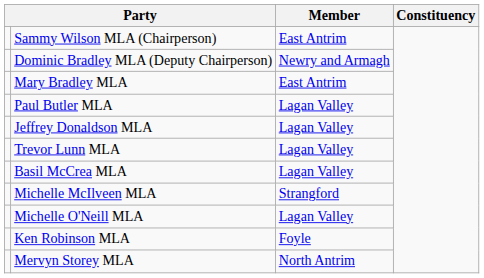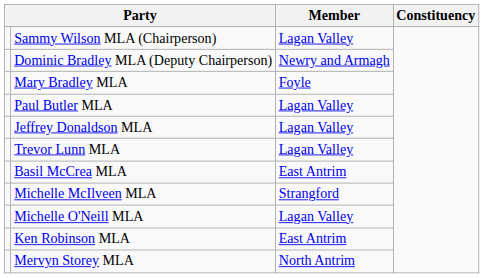(313, 37) East Antrim -> (316, 37) Lagan Valley
(313, 82) East Antrim -> (295, 82) Foyle
(316, 171) Lagan Valley -> (313, 171) East Antrim
(295, 238) Foyle -> (313, 238) East Antrim
